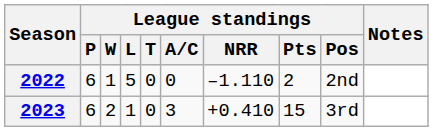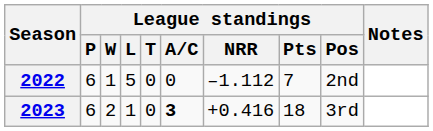(241, 80) –1.110 -> (241, 80) –1.112
(289, 80) 2 -> (289, 80) 7
(171, 111) normal -> (171, 111) bold
(241, 111) +0.410 -> (241, 111) +0.416
(294, 111) 15 -> (294, 111) 18
